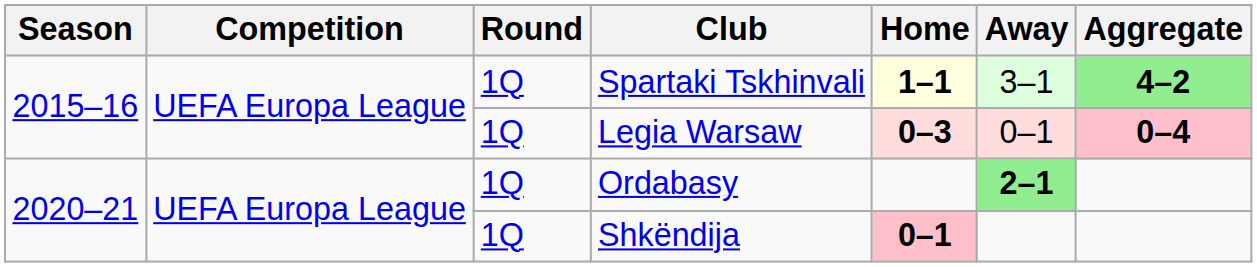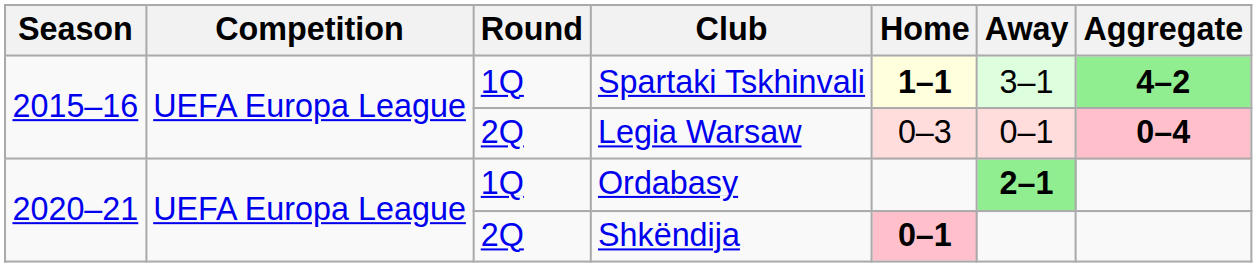(502, 132) 1Q -> (502, 132) 2Q
(925, 132) bold -> (925, 132) normal
(502, 235) 1Q -> (502, 235) 2Q
